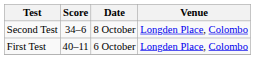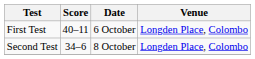rows swapped: (26, 46) <-> (32, 29)
